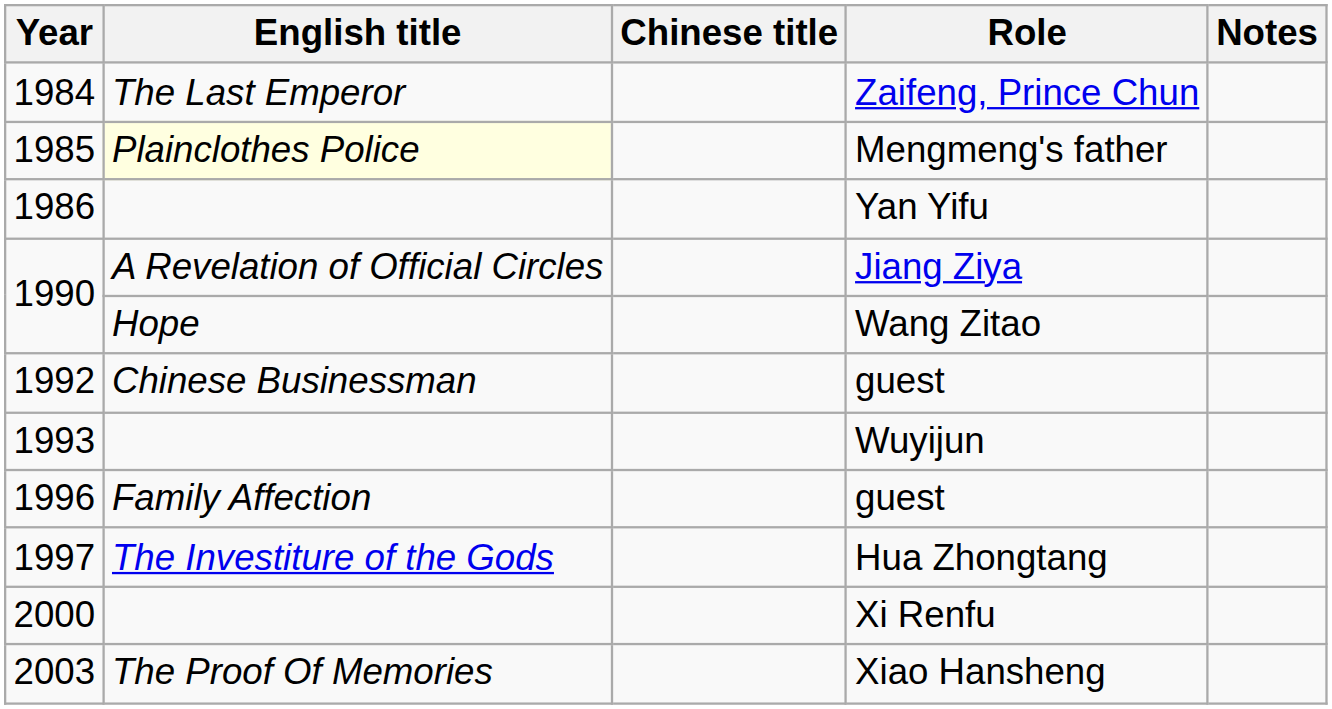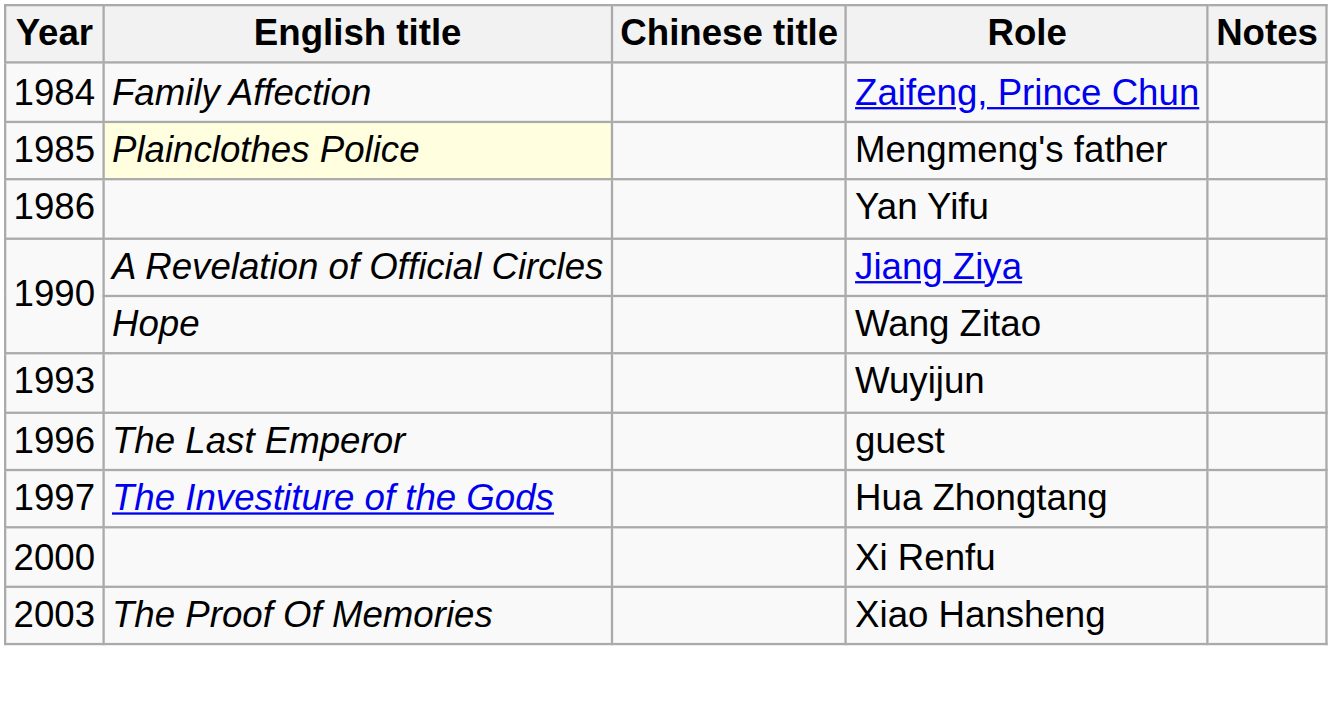(259, 91) The Last Emperor -> (242, 91) Family Affection
- row: (54, 382)
(242, 498) Family Affection -> (259, 440) The Last Emperor
